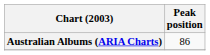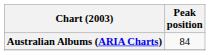(185, 41) 86 -> (185, 41) 84
